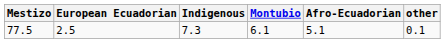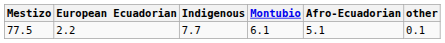(66, 30) 2.5 -> (66, 30) 2.2
(191, 30) 7.3 -> (191, 30) 7.7
